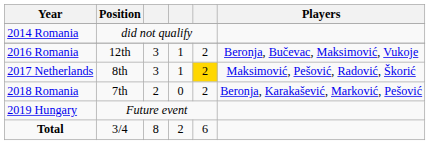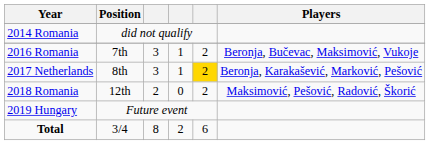(120, 52) 12th -> (120, 52) 7th
(321, 71) Maksimović, Pešović, Radović, Škorić -> (321, 71) Beronja, Karakašević, Marković, Pešović
(120, 91) 7th -> (120, 91) 12th
(321, 91) Beronja, Karakašević, Marković, Pešović -> (321, 91) Maksimović, Pešović, Radović, Škorić
